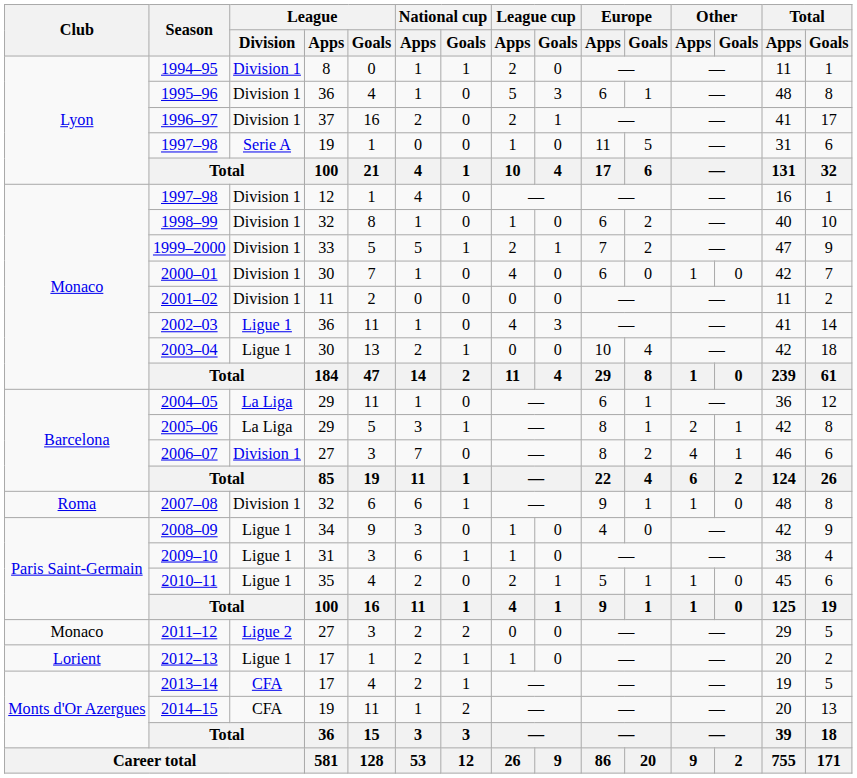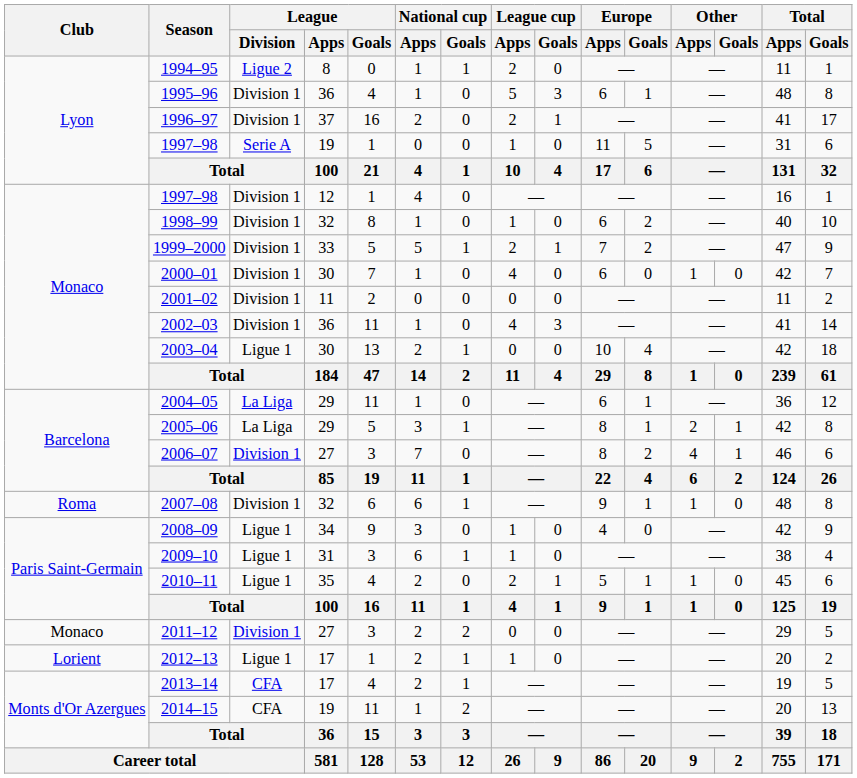(267, 68) Division 1 -> (267, 68) Ligue 2
(267, 324) Ligue 1 -> (267, 324) Division 1
(267, 632) Ligue 2 -> (267, 632) Division 1
